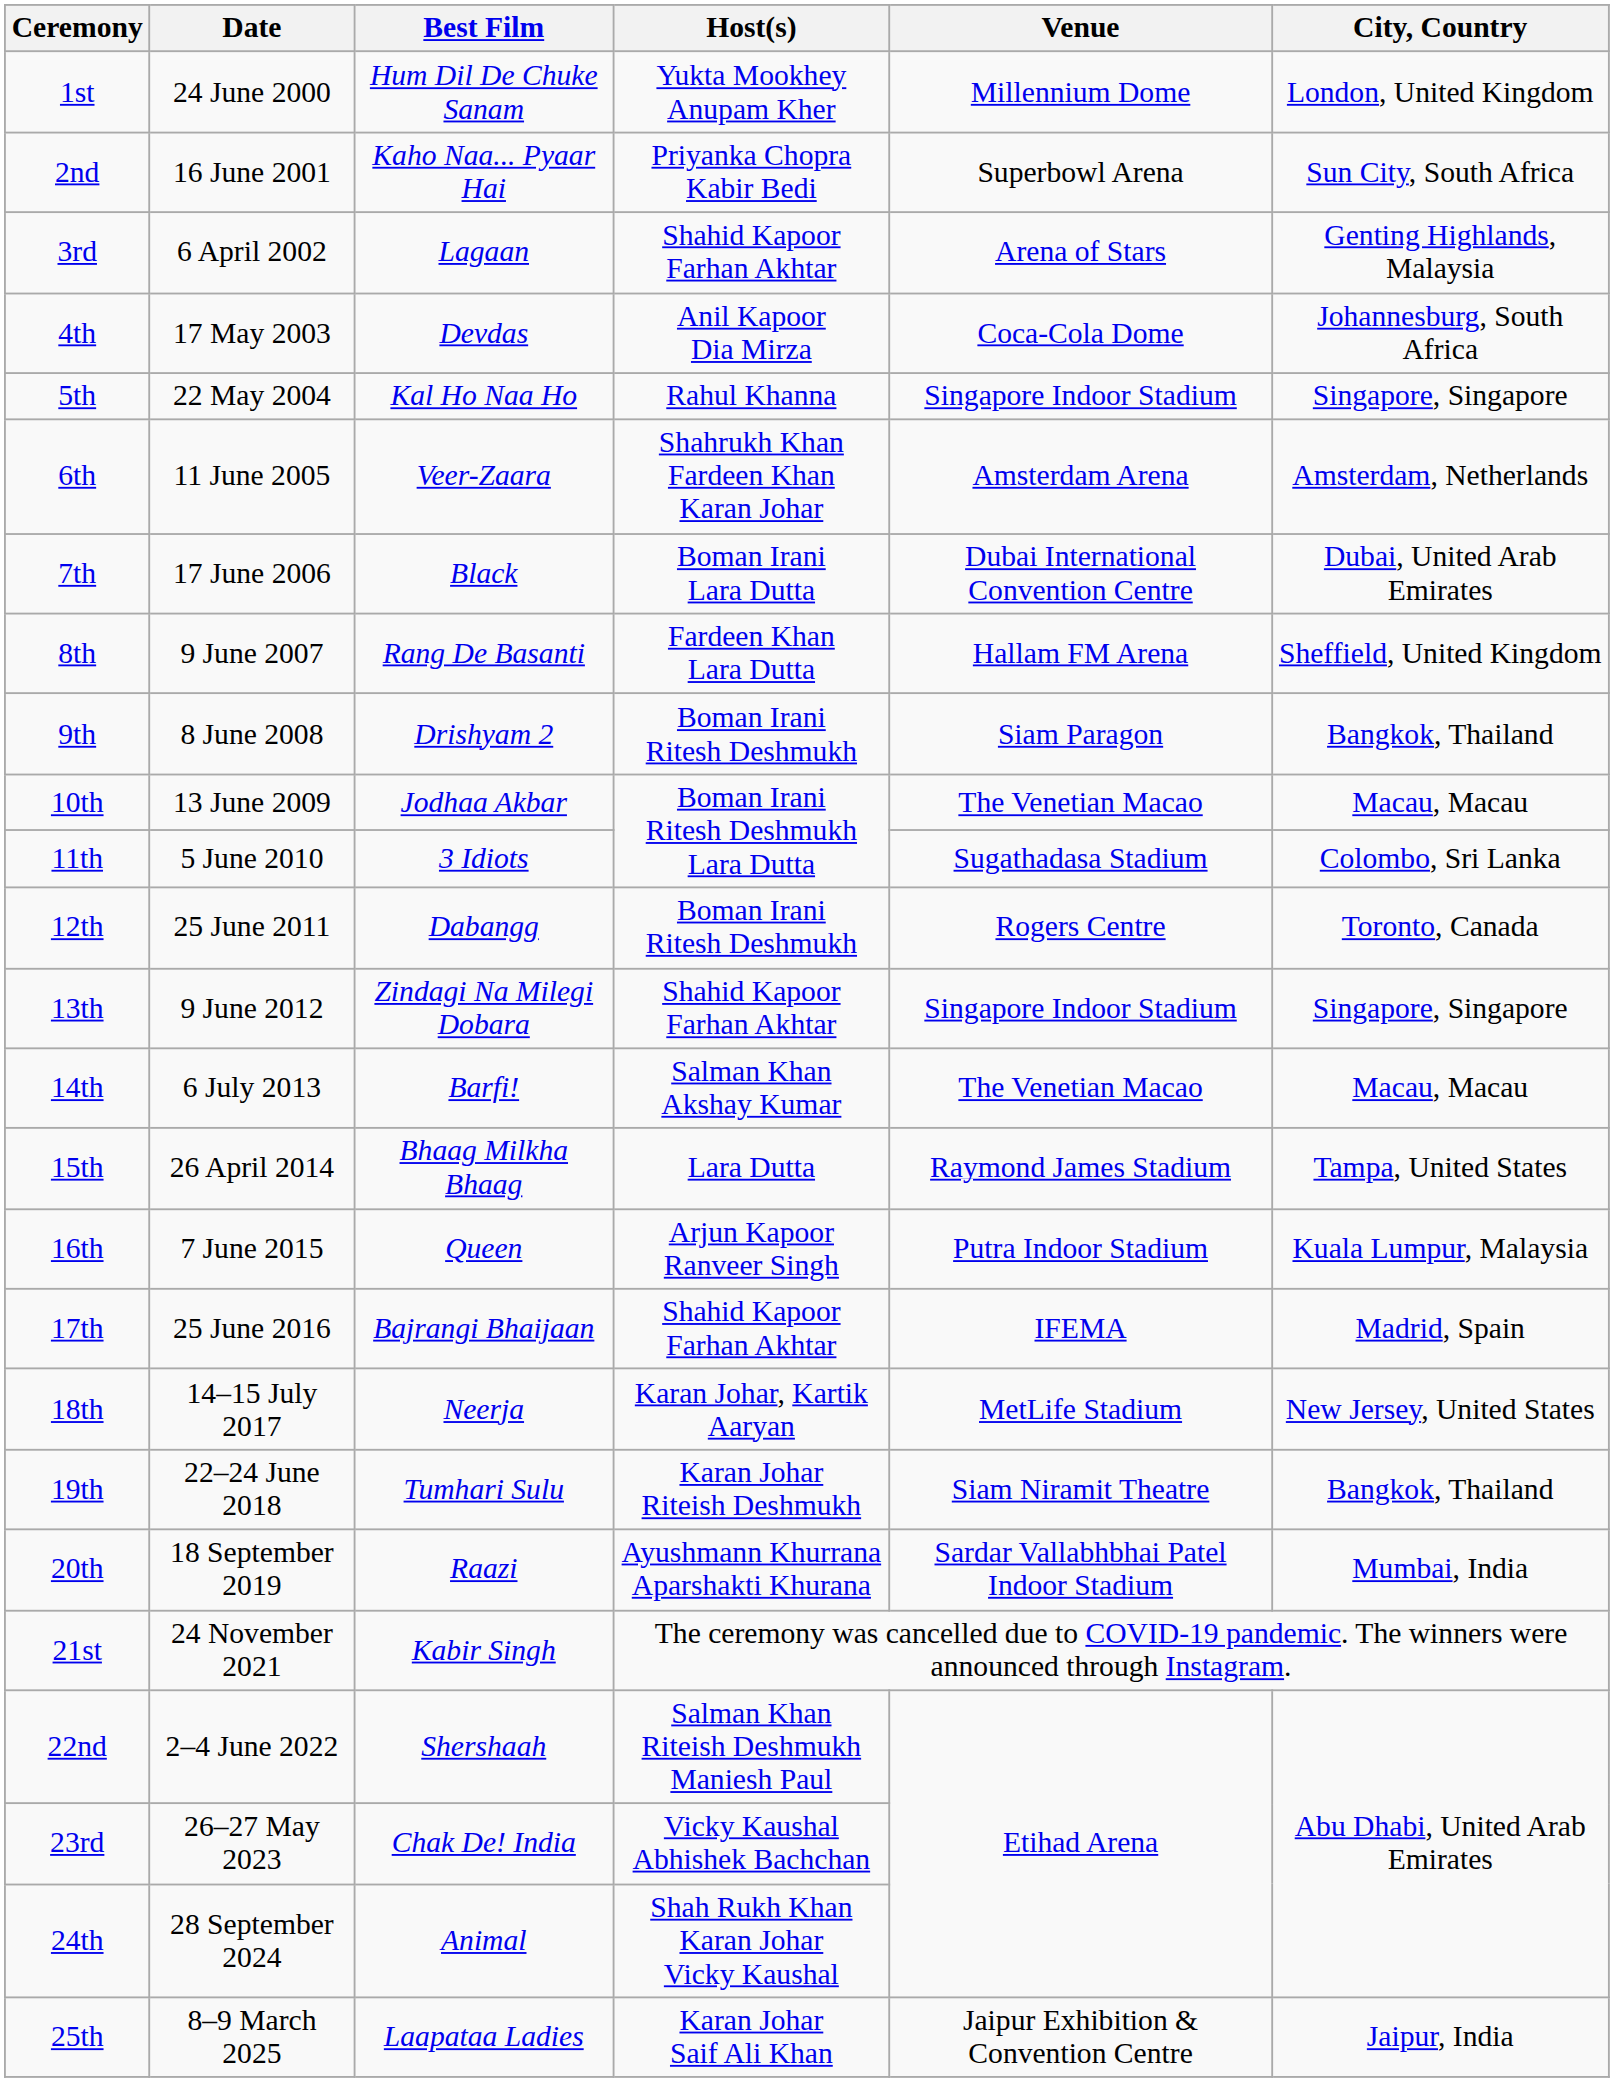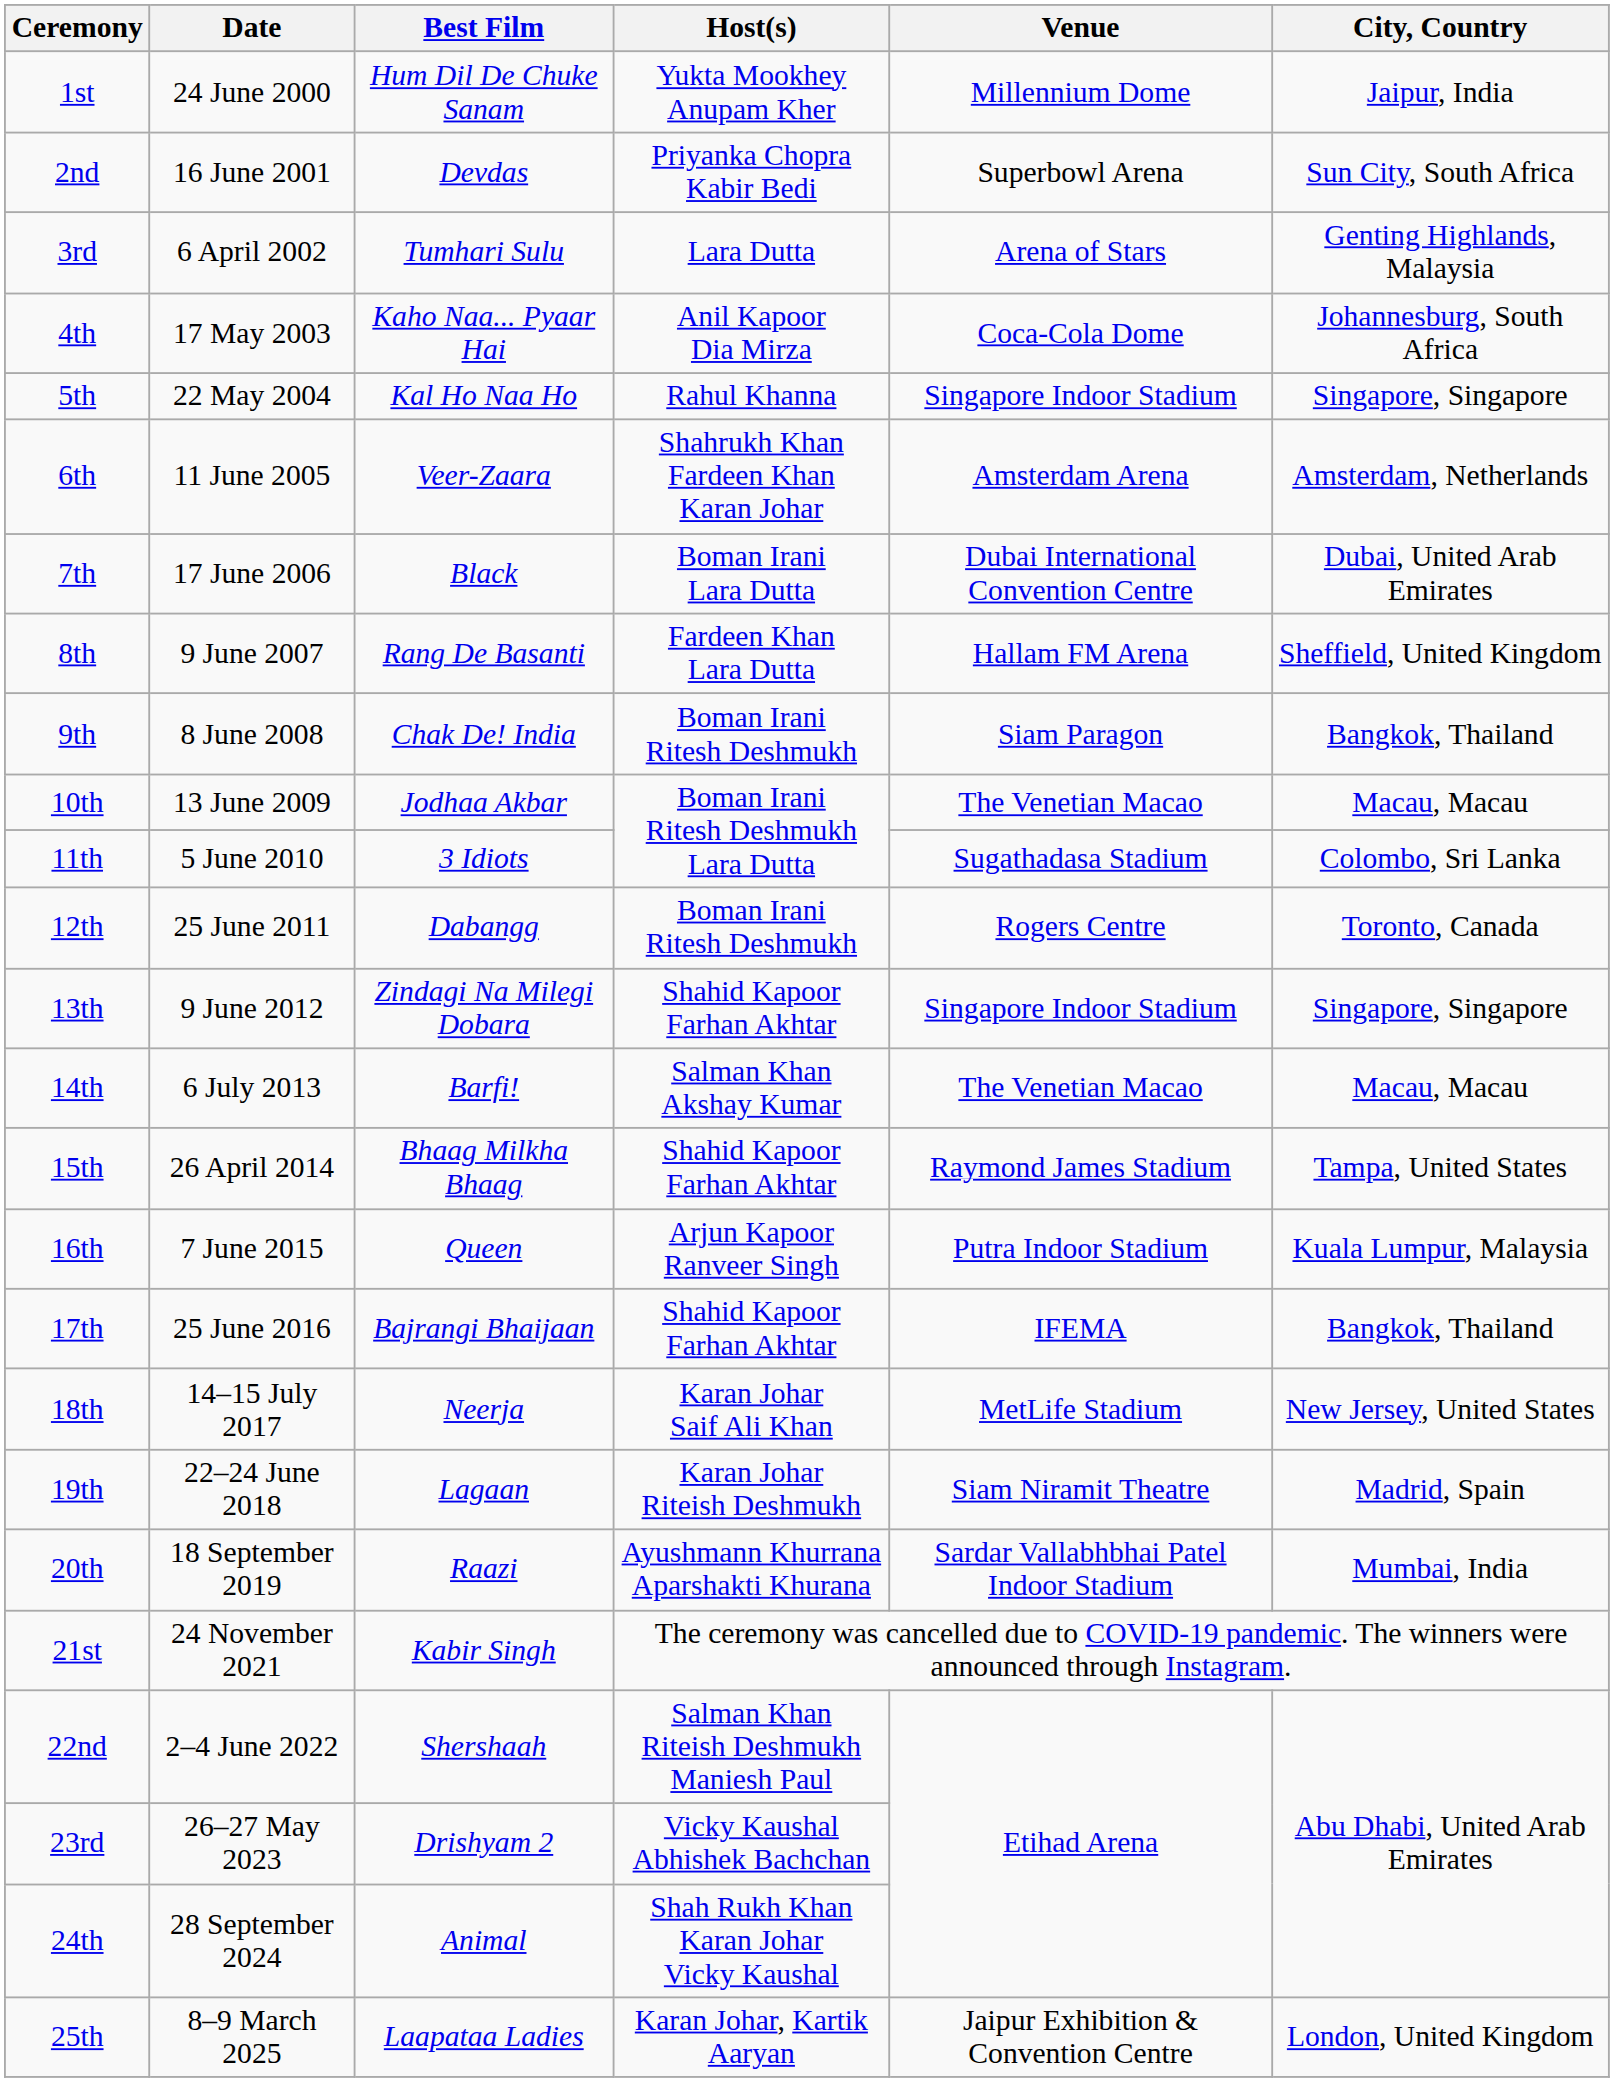(1440, 91) London, United Kingdom -> (1440, 91) Jaipur, India
(484, 171) Kaho Naa... Pyaar Hai -> (484, 171) Devdas
(484, 252) Lagaan -> (484, 252) Tumhari Sulu
(751, 252) Shahid Kapoor Farhan Akhtar -> (751, 252) Lara Dutta
(484, 332) Devdas -> (484, 332) Kaho Naa... Pyaar Hai
(484, 733) Drishyam 2 -> (484, 733) Chak De! India
(751, 1168) Lara Dutta -> (751, 1168) Shahid Kapoor Farhan Akhtar
(1440, 1328) Madrid, Spain -> (1440, 1328) Bangkok, Thailand
(751, 1408) Karan Johar, Kartik Aaryan -> (751, 1408) Karan Johar Saif Ali Khan
(484, 1489) Tumhari Sulu -> (484, 1489) Lagaan
(1440, 1489) Bangkok, Thailand -> (1440, 1489) Madrid, Spain
(484, 1843) Chak De! India -> (484, 1843) Drishyam 2
(751, 2037) Karan Johar Saif Ali Khan -> (751, 2037) Karan Johar, Kartik Aaryan
(1440, 2037) Jaipur, India -> (1440, 2037) London, United Kingdom
